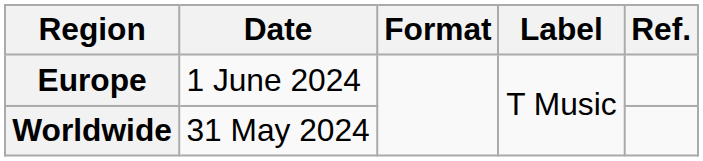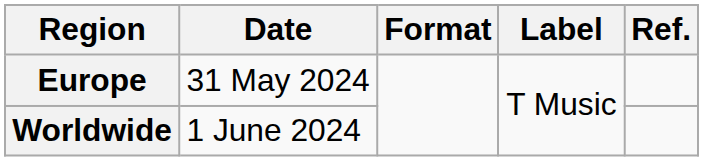(274, 79) 1 June 2024 -> (278, 79) 31 May 2024
(278, 130) 31 May 2024 -> (274, 130) 1 June 2024
